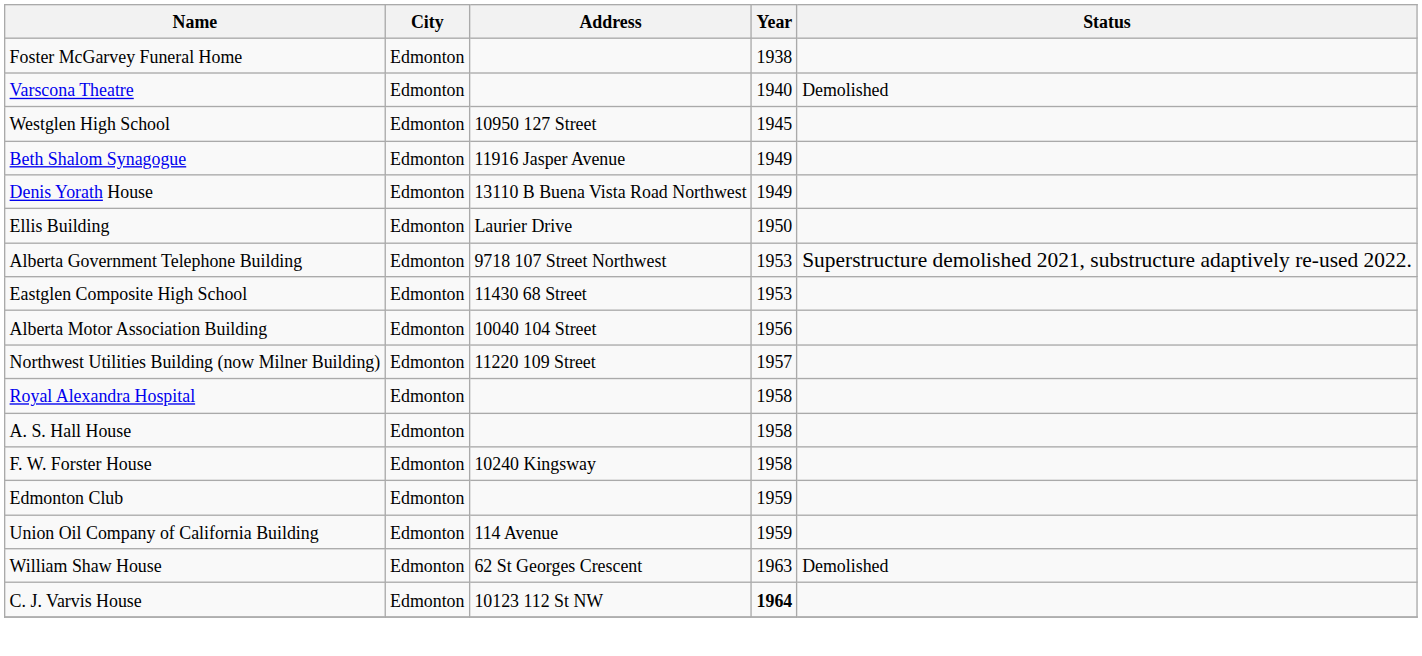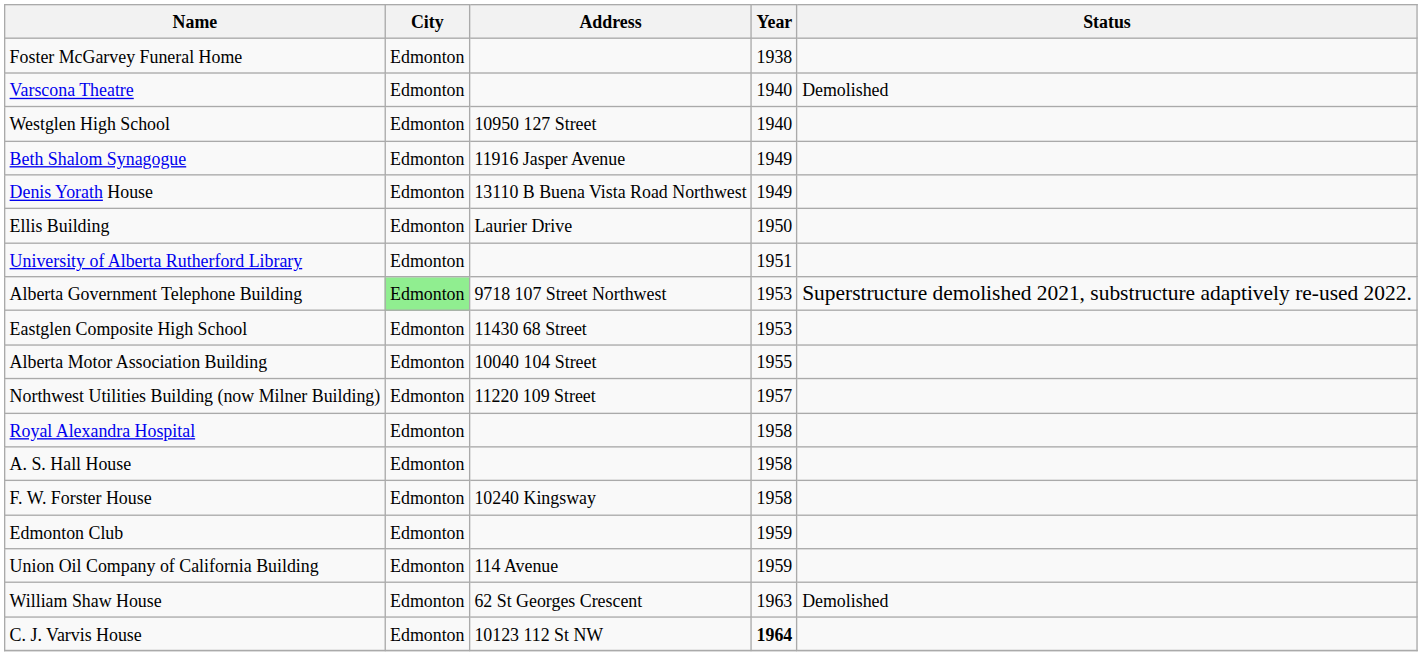(774, 124) 1945 -> (774, 124) 1940
+ row: (156, 260)
(427, 260) no background -> (427, 294) lightgreen background
(774, 328) 1956 -> (774, 362) 1955
